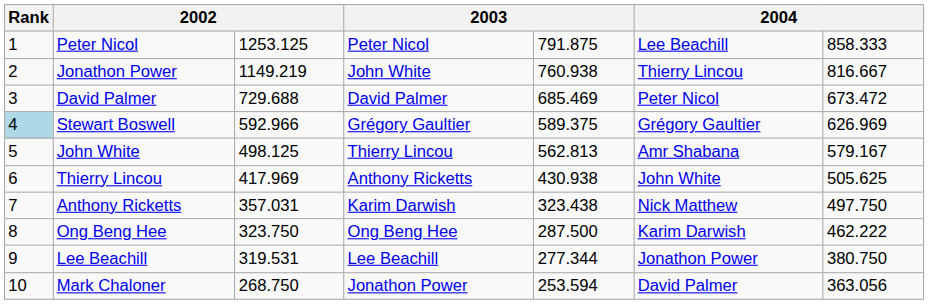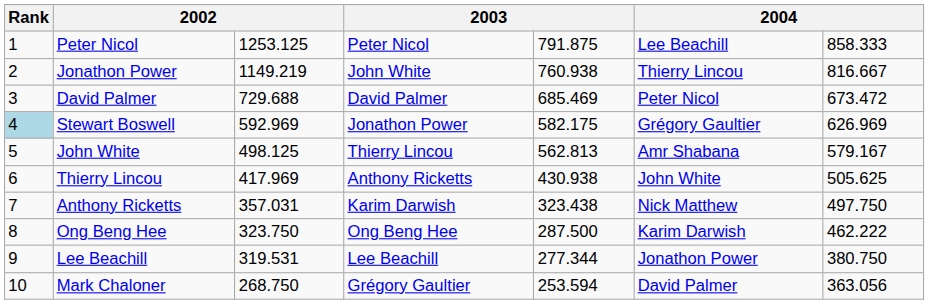(269, 124) 592.966 -> (269, 124) 592.969
(409, 124) Grégory Gaultier -> (408, 124) Jonathon Power
(568, 124) 589.375 -> (568, 124) 582.175
(408, 285) Jonathon Power -> (409, 285) Grégory Gaultier
